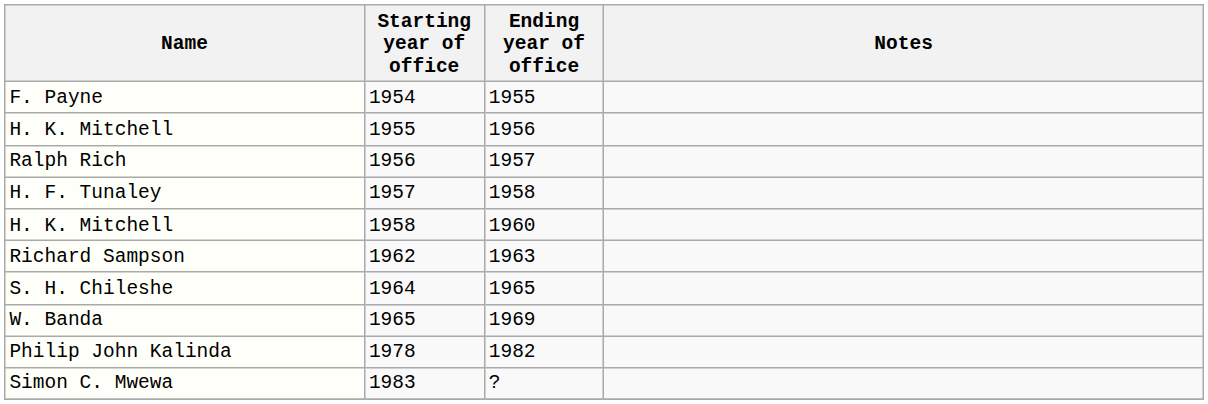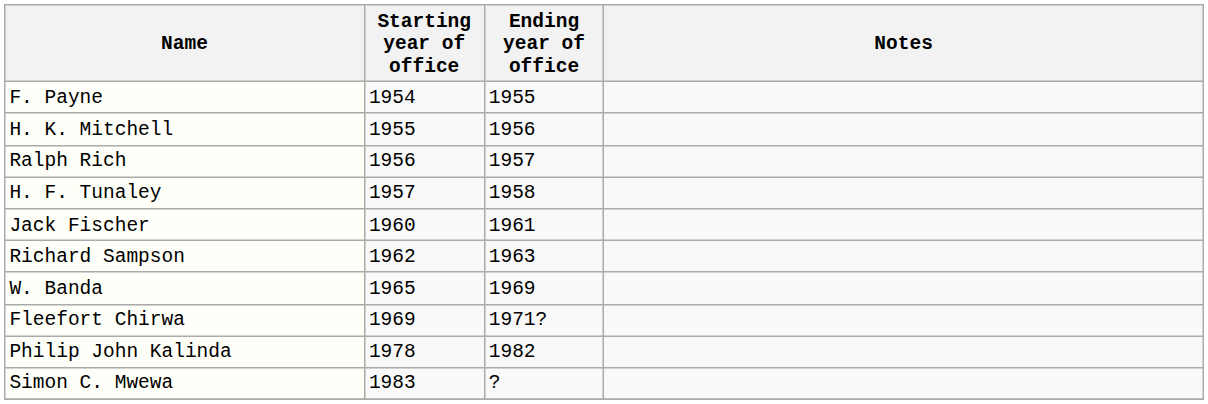- row: (91, 225)
+ row: (80, 225)
- row: (91, 288)
+ row: (97, 320)
